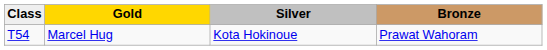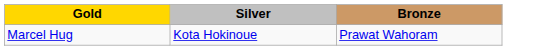- column: (24, 14)
